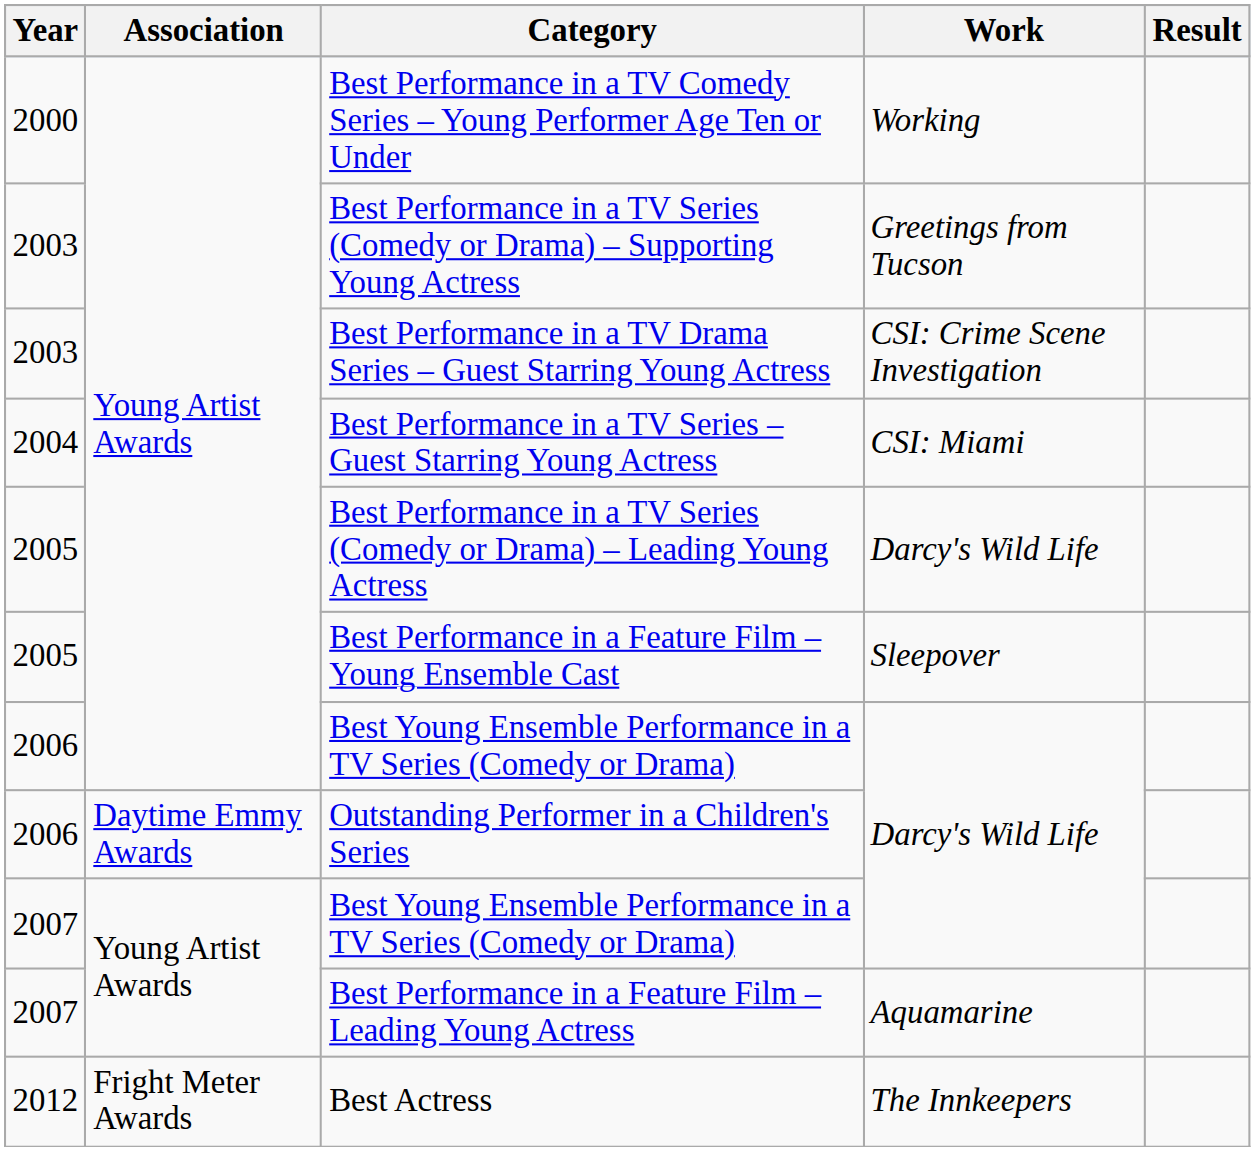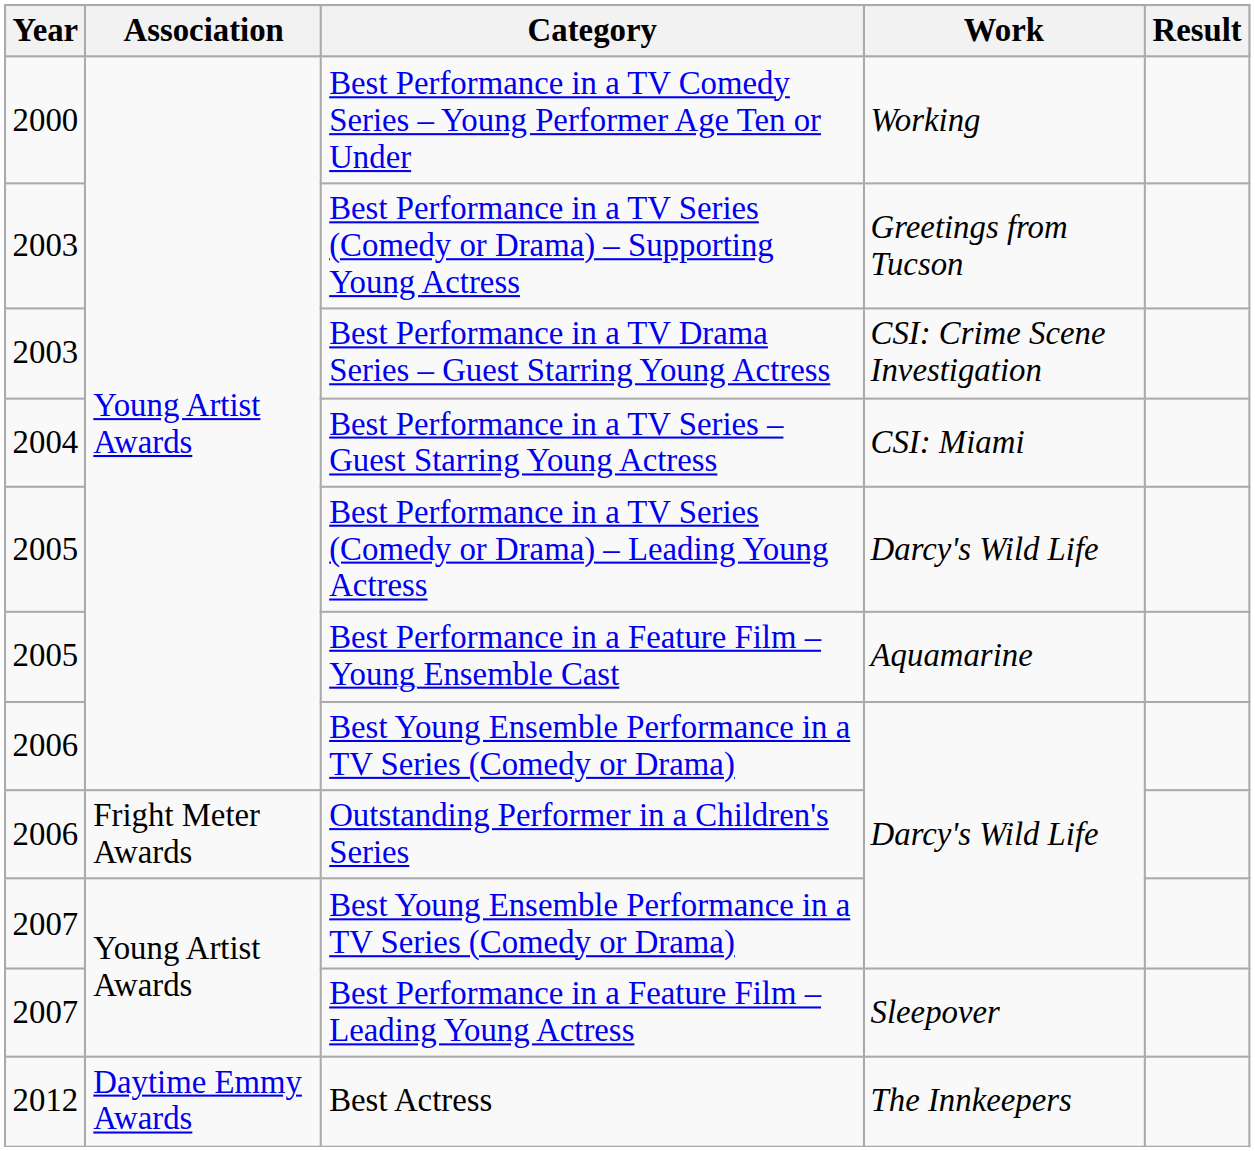(935, 656) Sleepover -> (952, 656) Aquamarine
(198, 834) Daytime Emmy Awards -> (177, 834) Fright Meter Awards
(952, 1011) Aquamarine -> (935, 1011) Sleepover
(177, 1100) Fright Meter Awards -> (198, 1100) Daytime Emmy Awards
